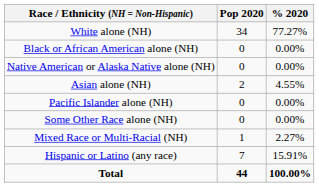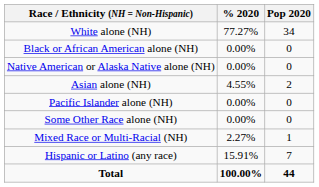columns swapped: (242, 13) <-> (290, 13)
